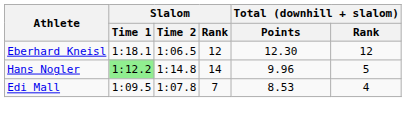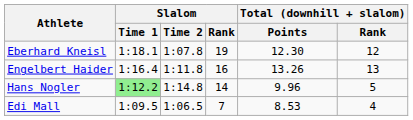(177, 50) 1:06.5 -> (183, 50) 1:07.8
(215, 50) 12 -> (222, 50) 19
+ row: (60, 69)
(177, 87) 1:07.8 -> (183, 106) 1:06.5
